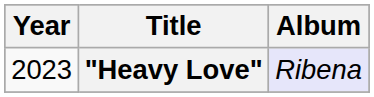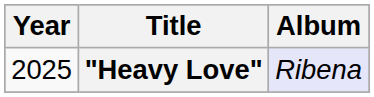(42, 69) 2023 -> (42, 69) 2025
